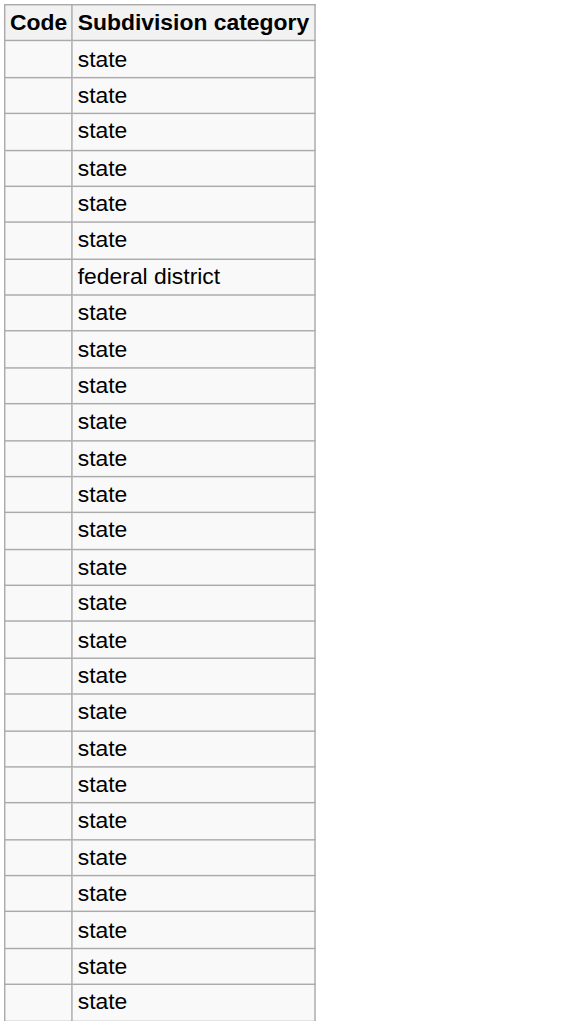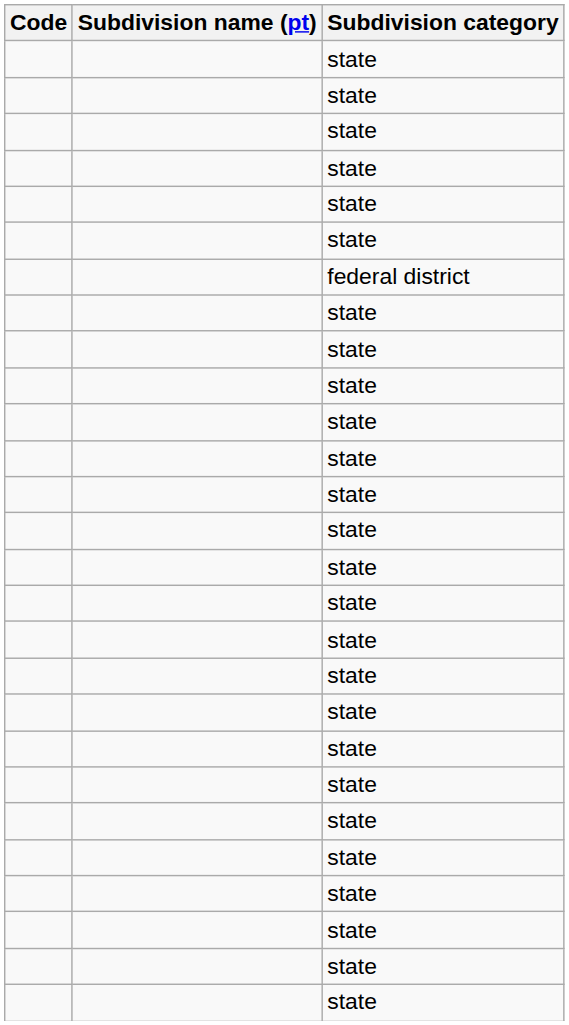+ column: (197, 22)
